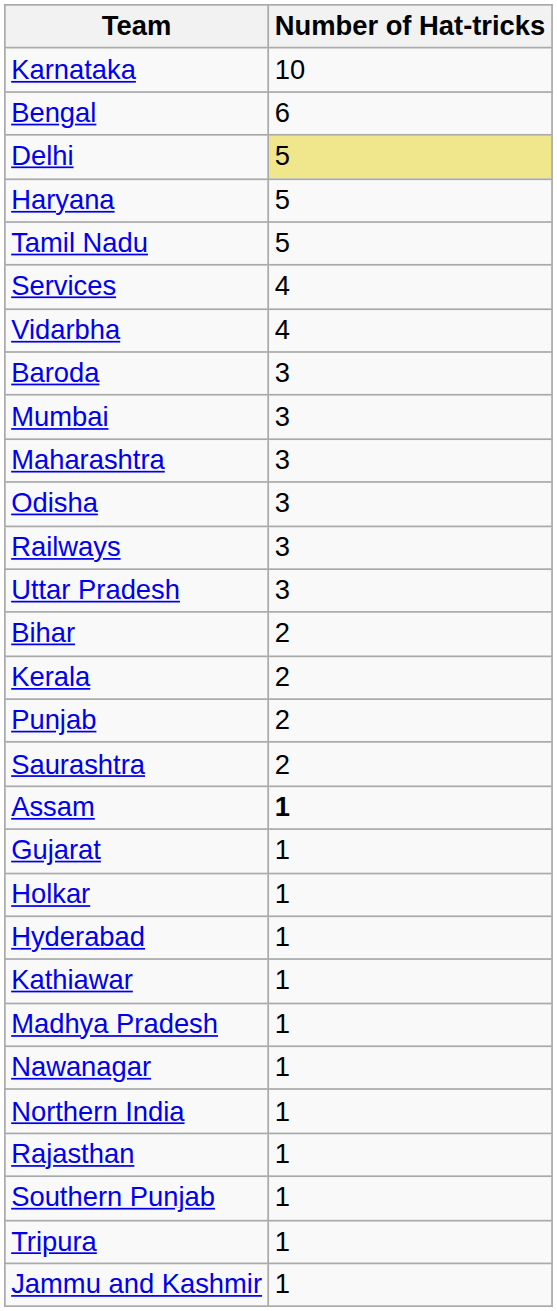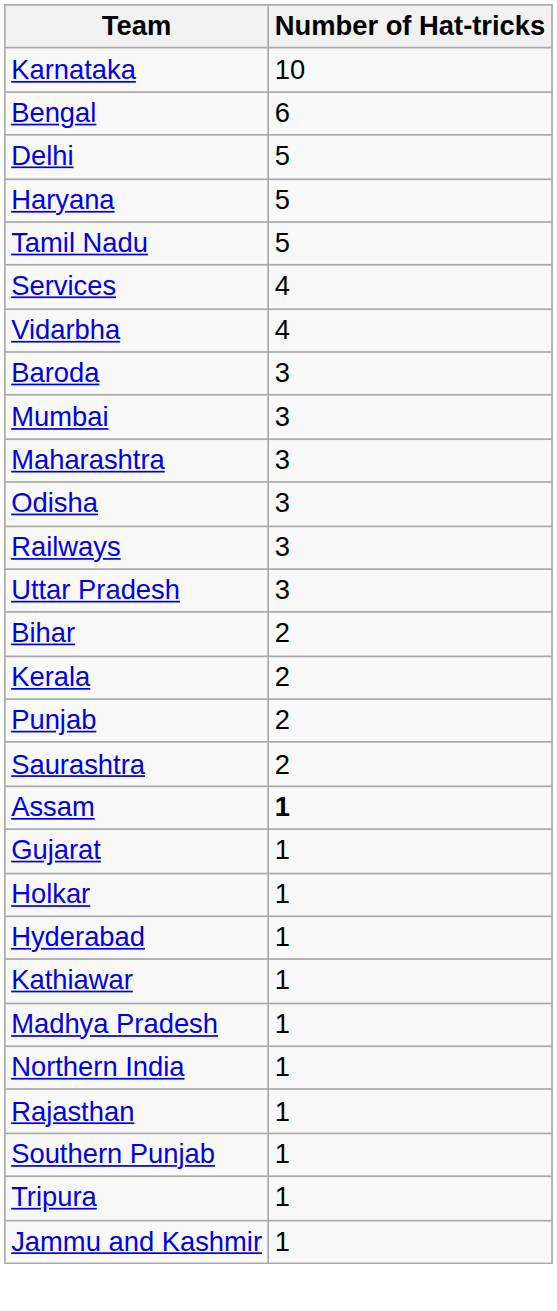(282, 156) khaki background -> (282, 156) no background
- row: (81, 1067)
